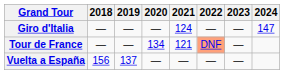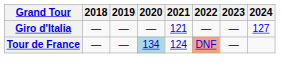(183, 28) 124 -> (178, 28) 121
(266, 28) 147 -> (261, 28) 127
(156, 45) no background -> (151, 45) lightblue background
(183, 45) 121 -> (178, 45) 124
- row: (46, 61)
